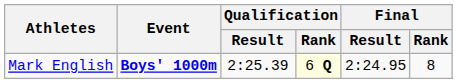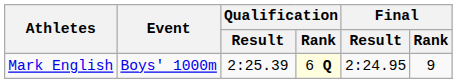(169, 66) bold -> (169, 66) normal
(431, 66) 8 -> (431, 66) 9
